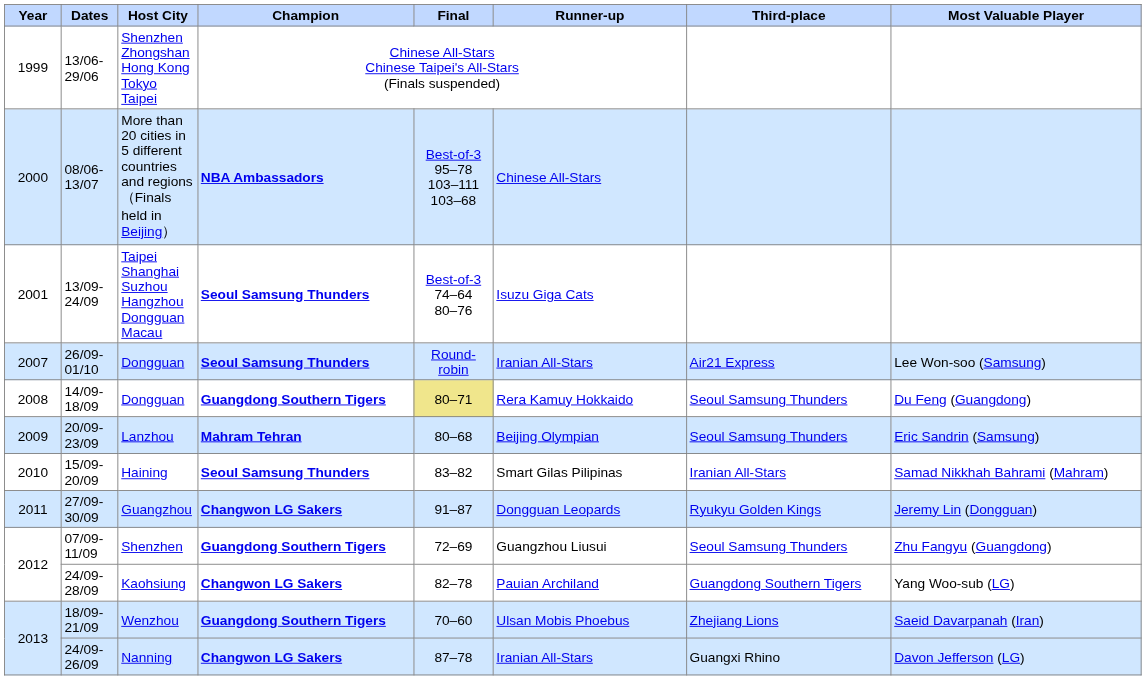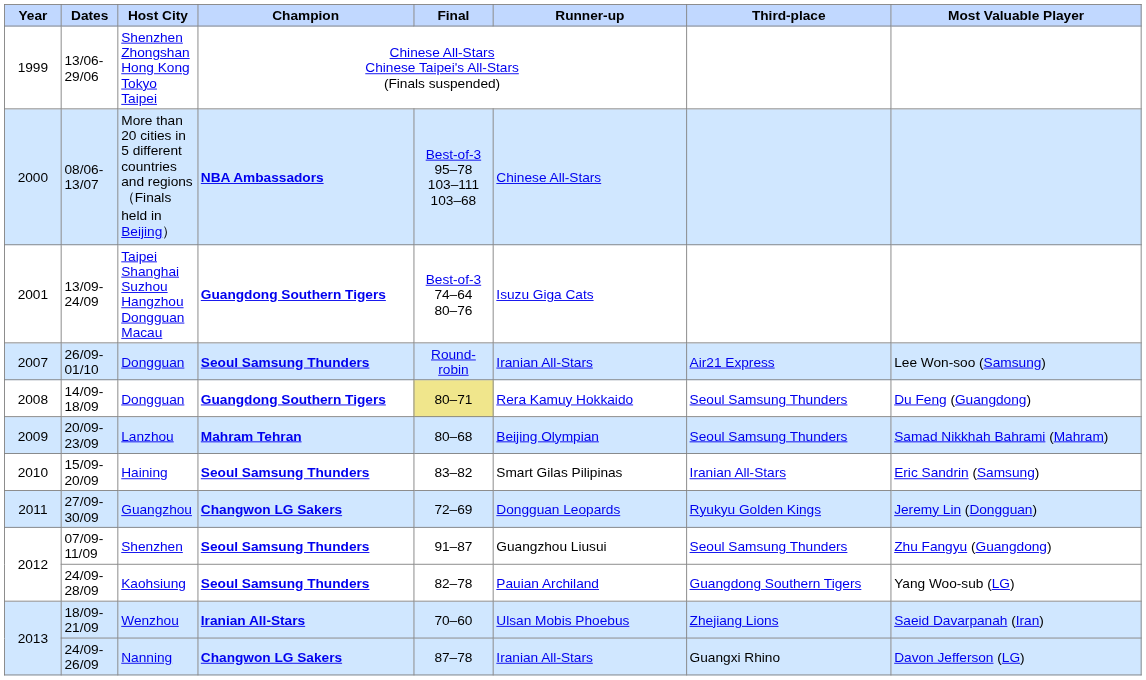(285, 294) Seoul Samsung Thunders -> (293, 294) Guangdong Southern Tigers
(967, 435) Eric Sandrin (Samsung) -> (1001, 435) Samad Nikkhah Bahrami (Mahram)
(1001, 472) Samad Nikkhah Bahrami (Mahram) -> (967, 472) Eric Sandrin (Samsung)
(453, 509) 91–87 -> (453, 509) 72–69
(293, 546) Guangdong Southern Tigers -> (285, 546) Seoul Samsung Thunders
(453, 546) 72–69 -> (453, 546) 91–87
(271, 583) Changwon LG Sakers -> (285, 583) Seoul Samsung Thunders
(293, 620) Guangdong Southern Tigers -> (253, 620) Iranian All-Stars
